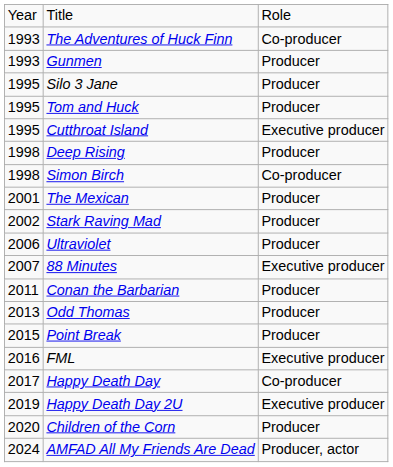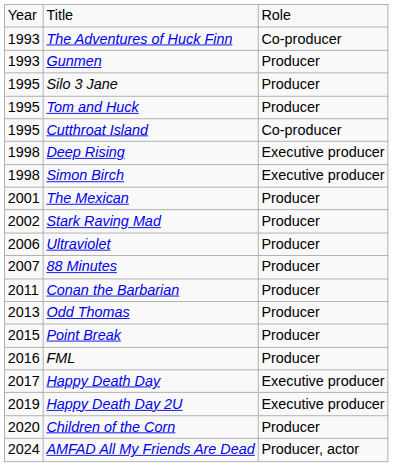(323, 130) Executive producer -> (301, 130) Co-producer
(291, 152) Producer -> (323, 152) Executive producer
(301, 175) Co-producer -> (323, 175) Executive producer
(323, 267) Executive producer -> (291, 267) Producer
(323, 358) Executive producer -> (291, 358) Producer
(301, 381) Co-producer -> (323, 381) Executive producer
